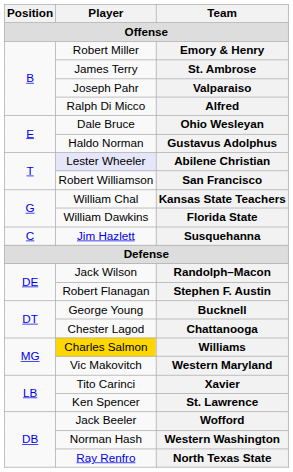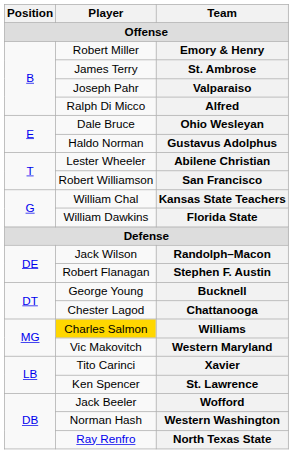(106, 161) lavender background -> (106, 161) no background
- row: (222, 236)
